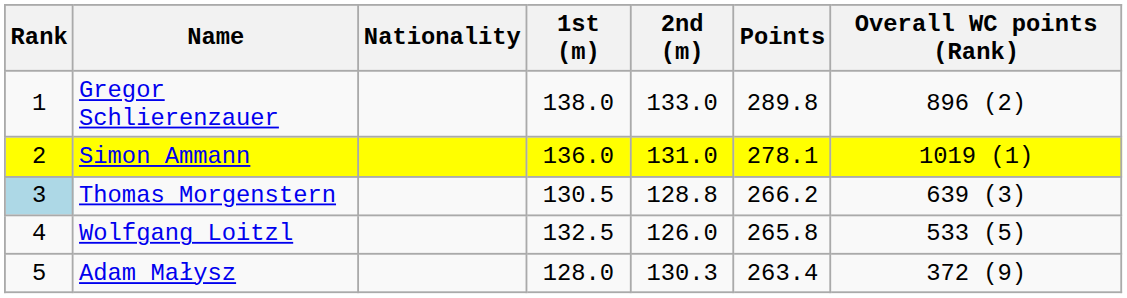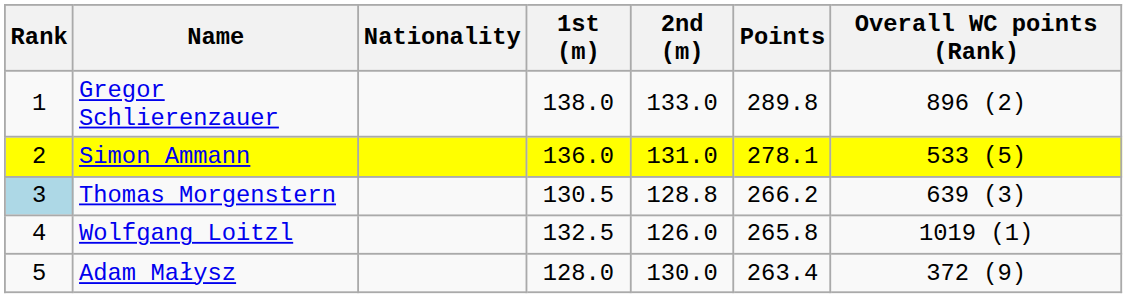(976, 157) 1019 (1) -> (976, 157) 533 (5)
(976, 234) 533 (5) -> (976, 234) 1019 (1)
(682, 273) 130.3 -> (682, 273) 130.0
